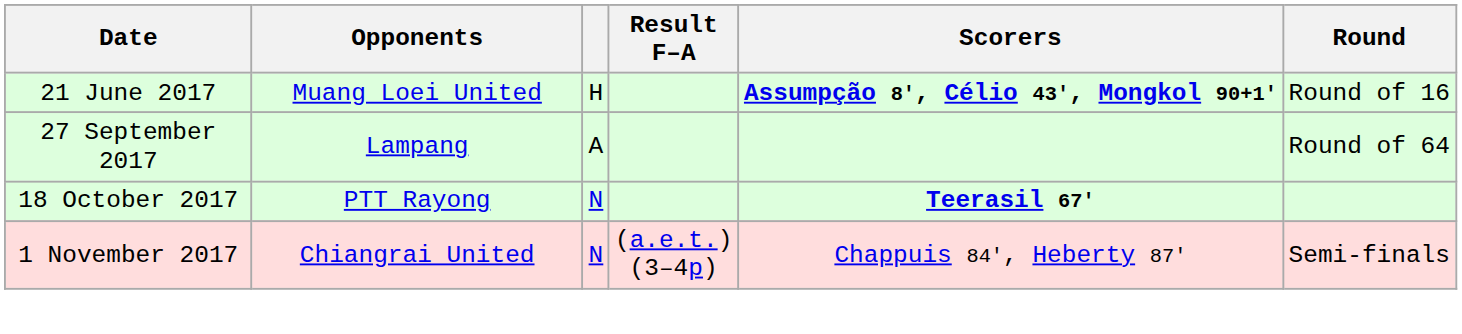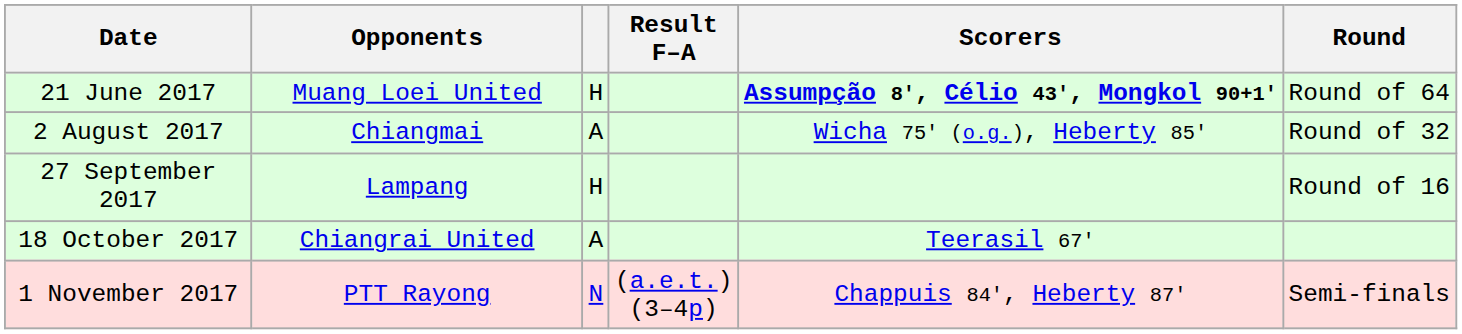(1369, 93) Round of 16 -> (1369, 93) Round of 64
+ row: (128, 133)
(596, 147) A -> (596, 187) H
(1369, 147) Round of 64 -> (1369, 187) Round of 16
(417, 201) PTT Rayong -> (417, 241) Chiangrai United
(596, 201) N -> (596, 241) A
(1010, 201) bold -> (1010, 241) normal
(417, 255) Chiangrai United -> (417, 295) PTT Rayong
